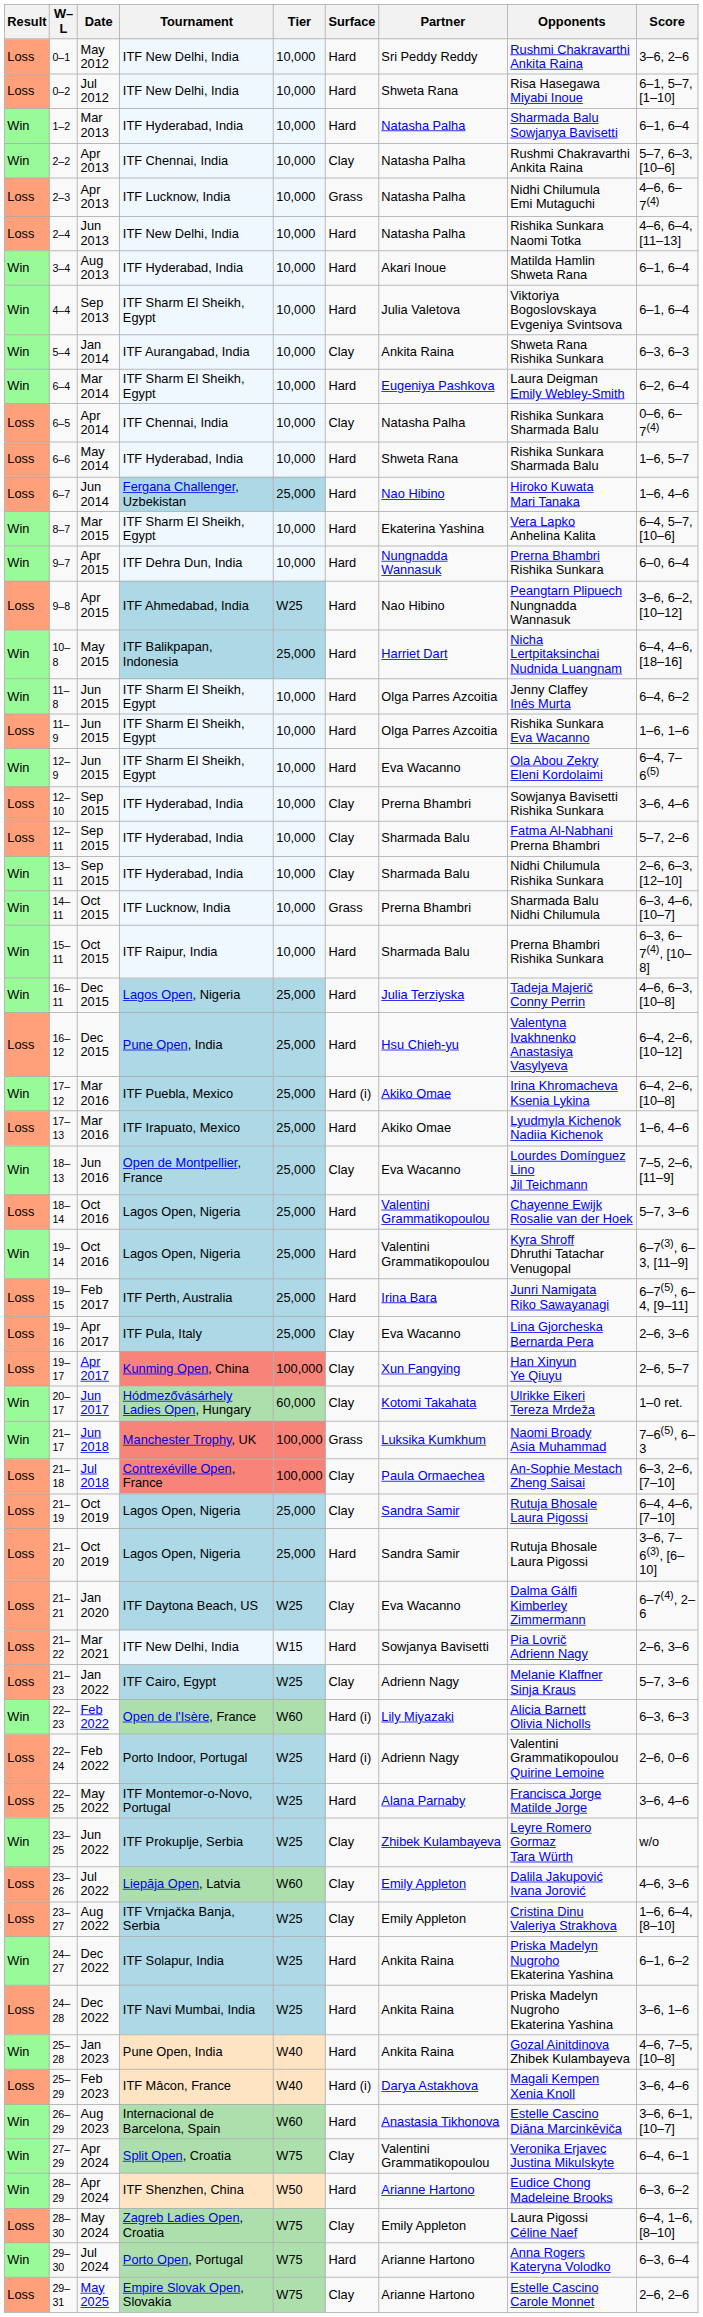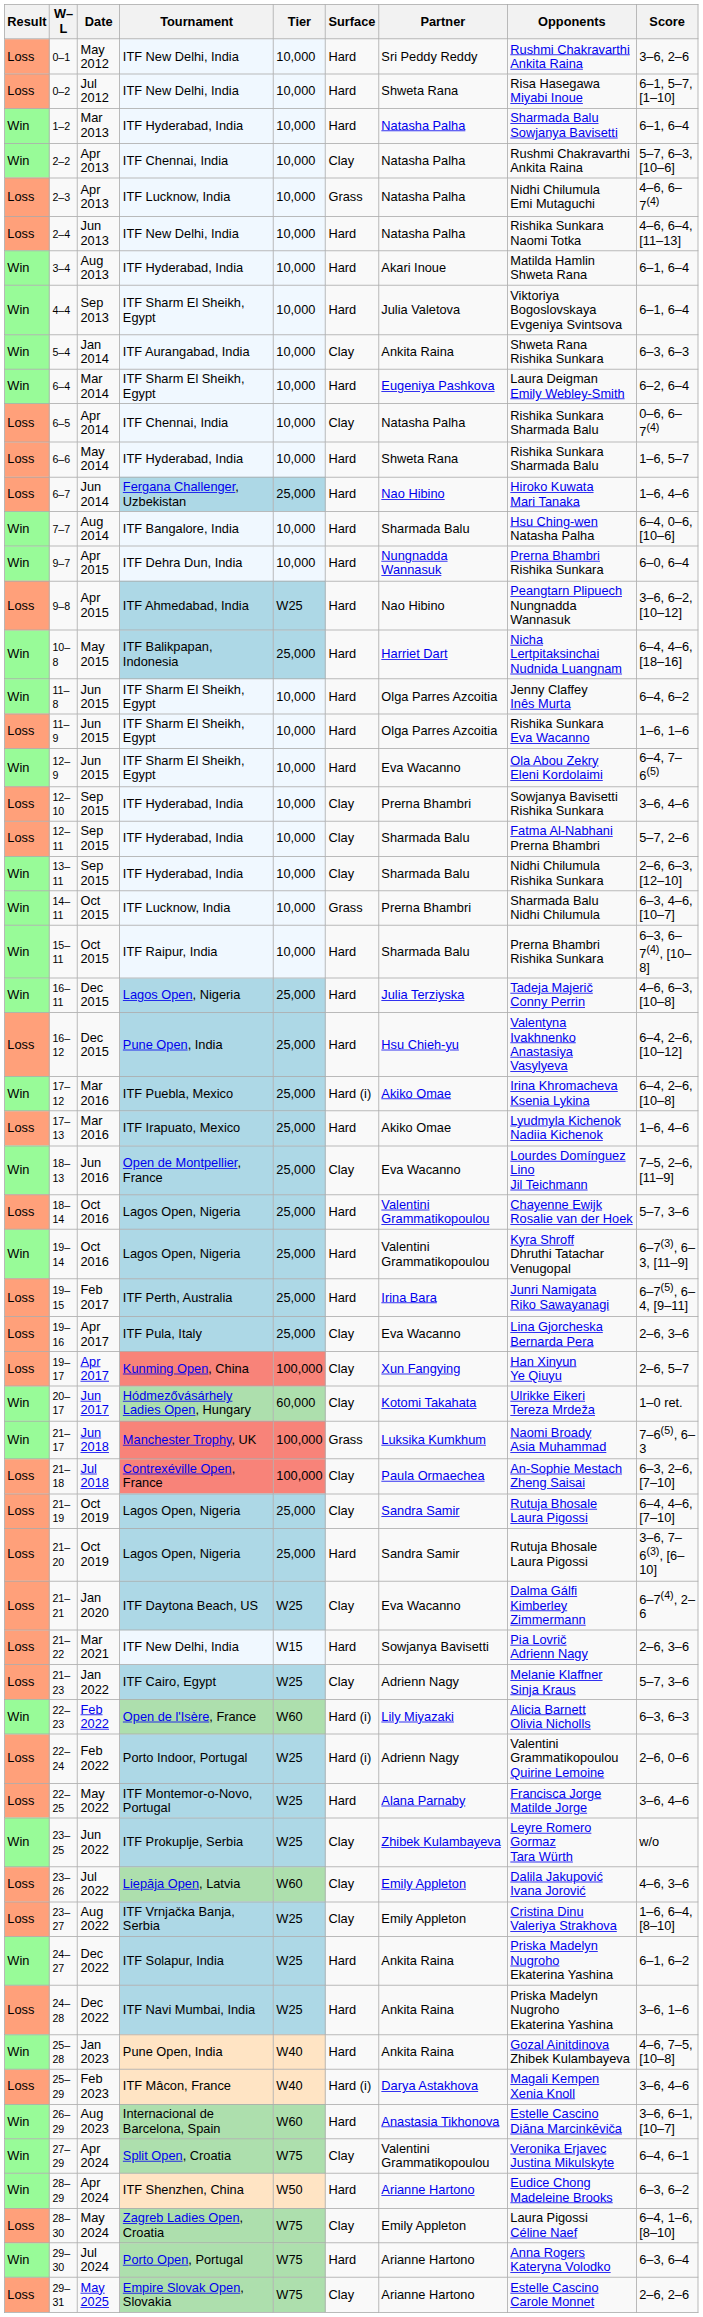+ row: (61, 529)
- row: (61, 529)
